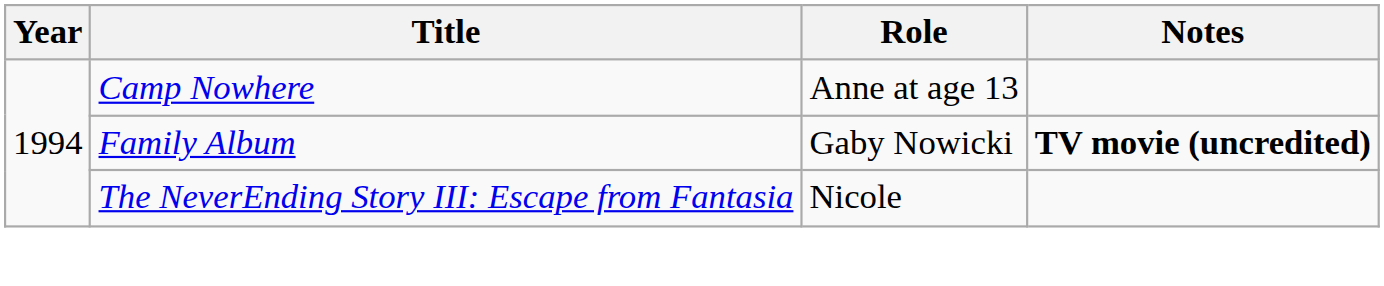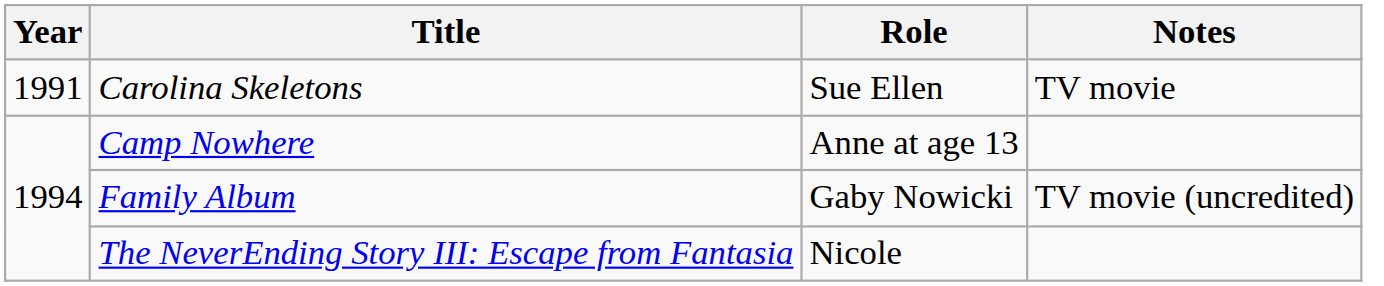+ row: (230, 87)
(1203, 142) bold -> (1194, 197) normal
